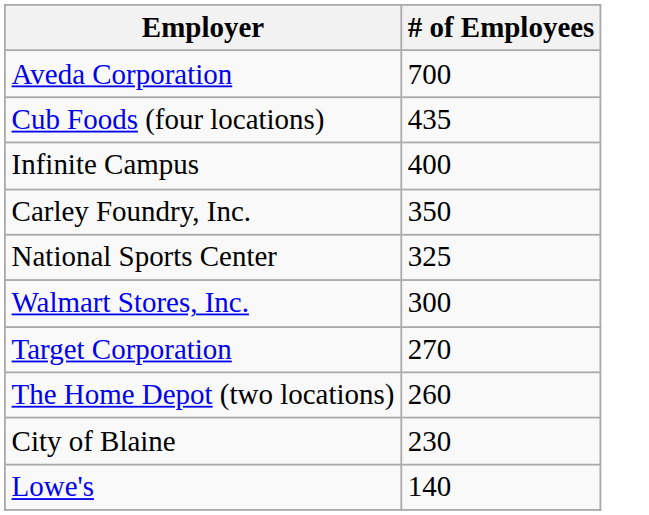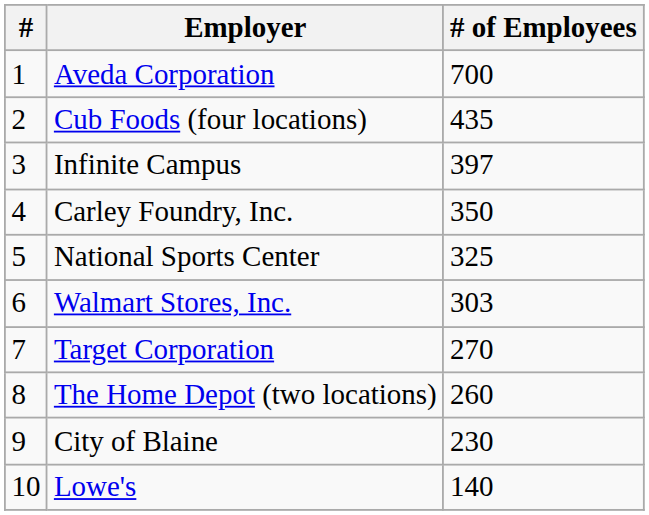+ column: (26, 27)
(429, 165) 400 -> (472, 165) 397
(429, 303) 300 -> (472, 303) 303
